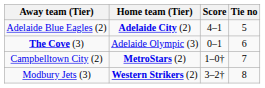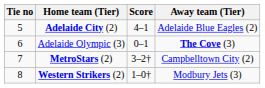columns swapped: (244, 12) <-> (57, 12)
(215, 59) 1–0† -> (141, 59) 3–2†
(215, 75) 3–2† -> (141, 75) 1–0†
